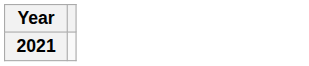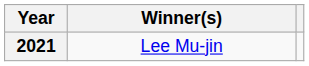+ column: (182, 18)
